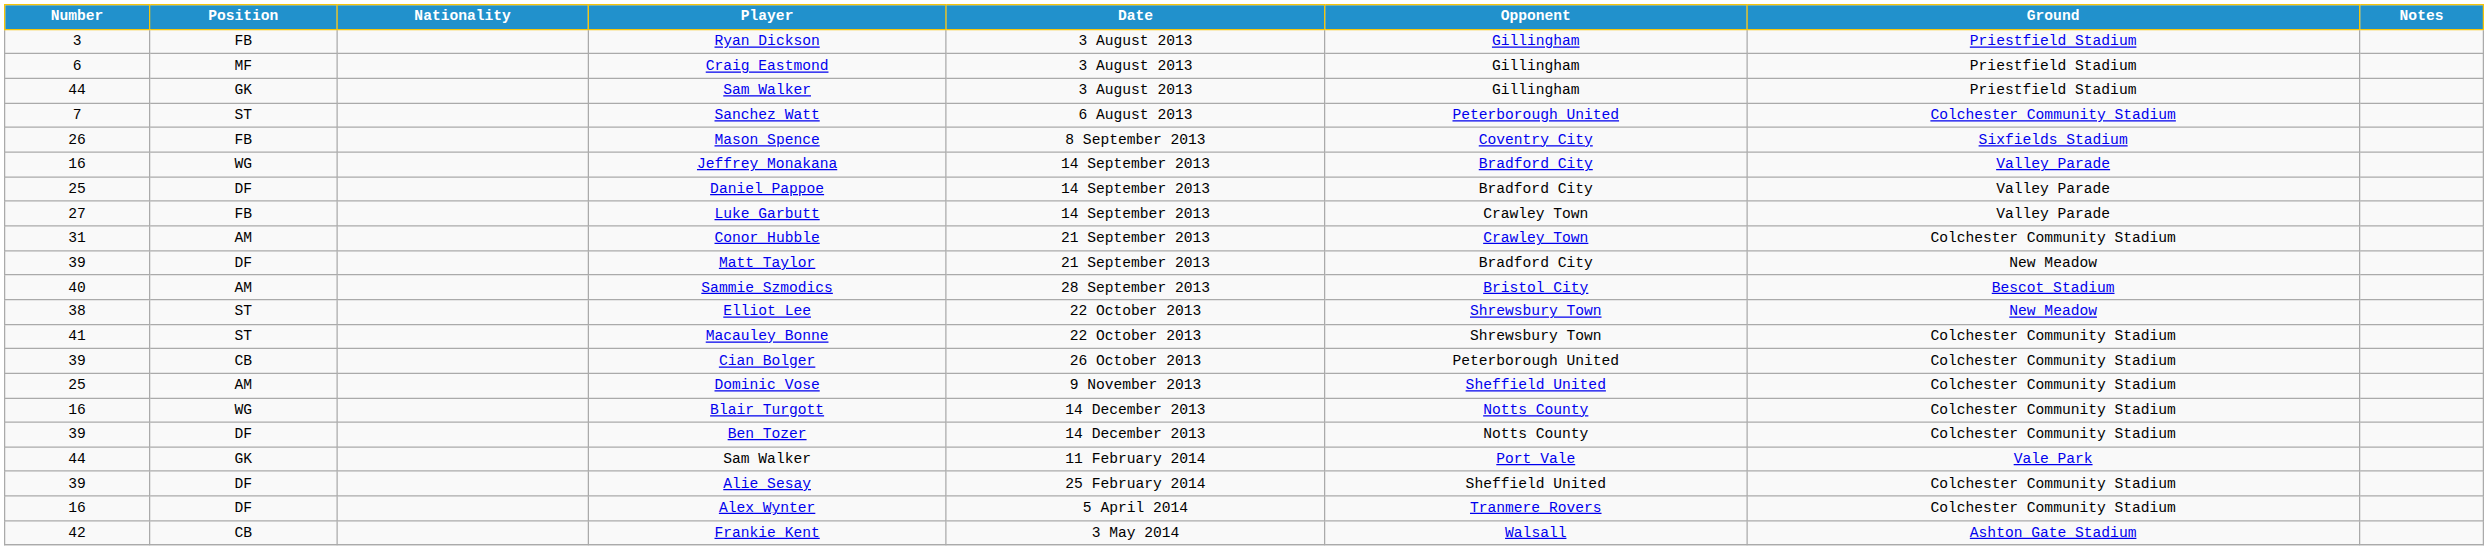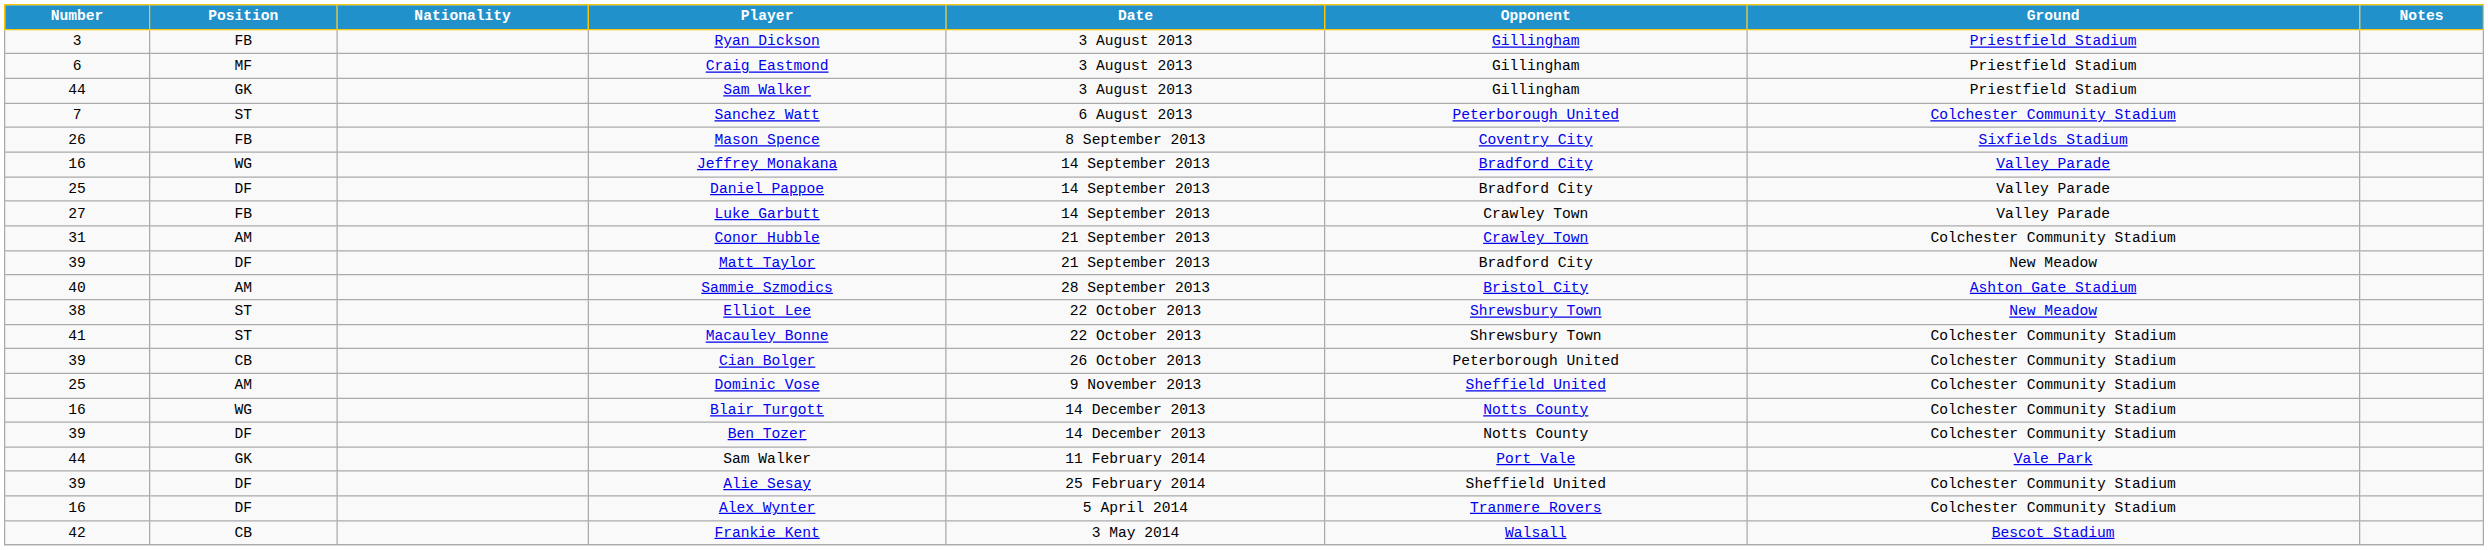(2053, 287) Bescot Stadium -> (2053, 287) Ashton Gate Stadium
(2053, 533) Ashton Gate Stadium -> (2053, 533) Bescot Stadium
